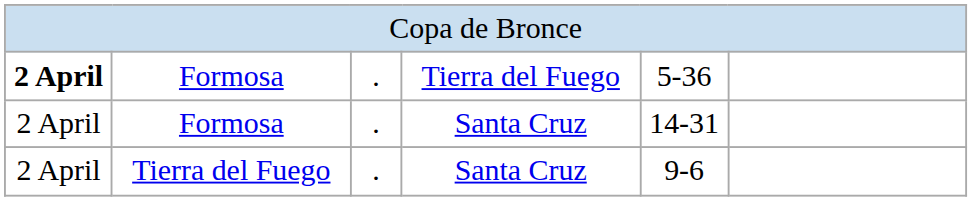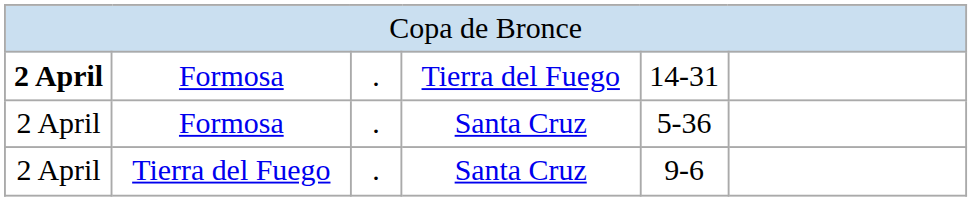(684, 75) 5-36 -> (684, 75) 14-31
(684, 123) 14-31 -> (684, 123) 5-36
